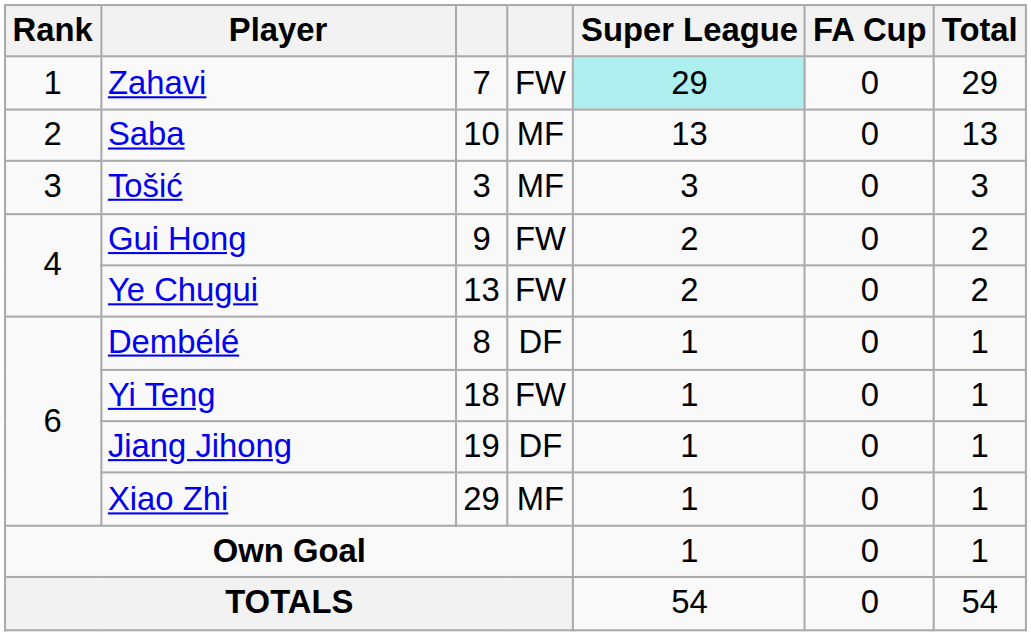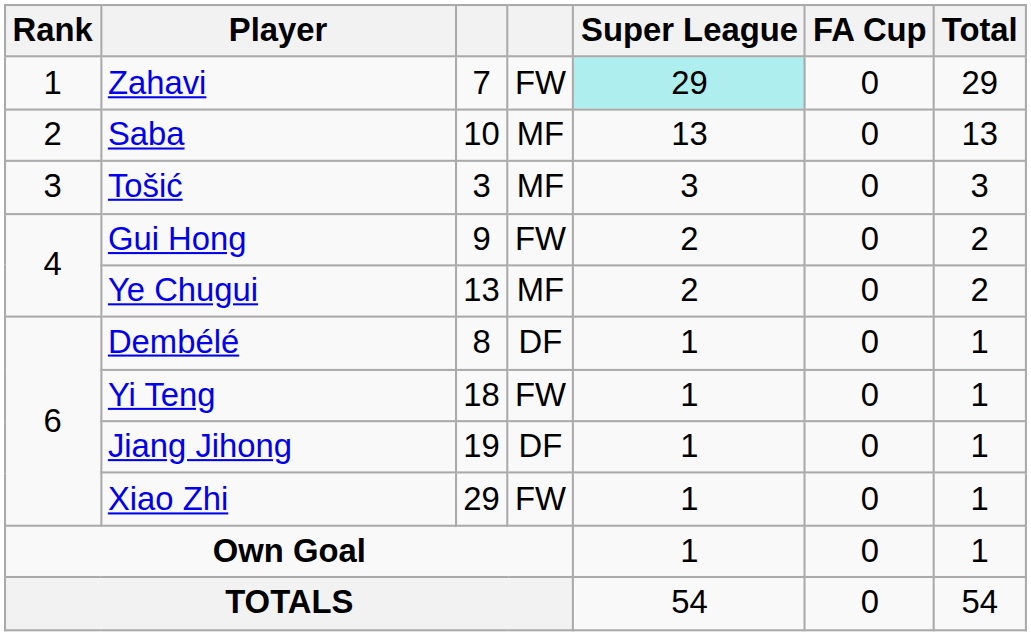(540, 290) FW -> (540, 290) MF
(540, 498) MF -> (540, 498) FW
